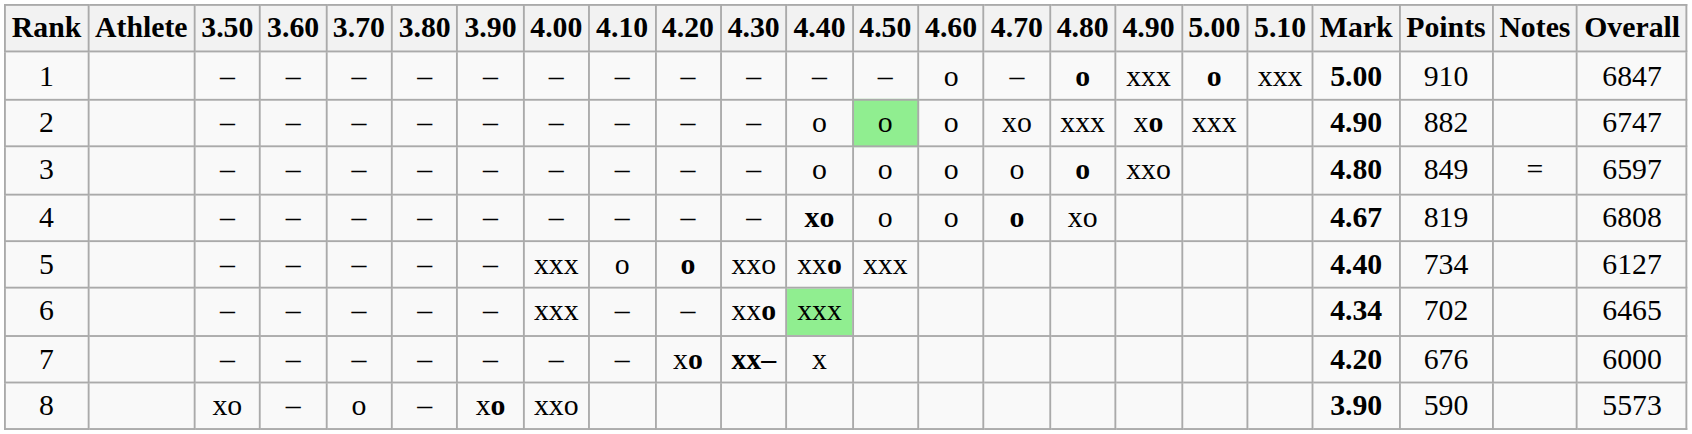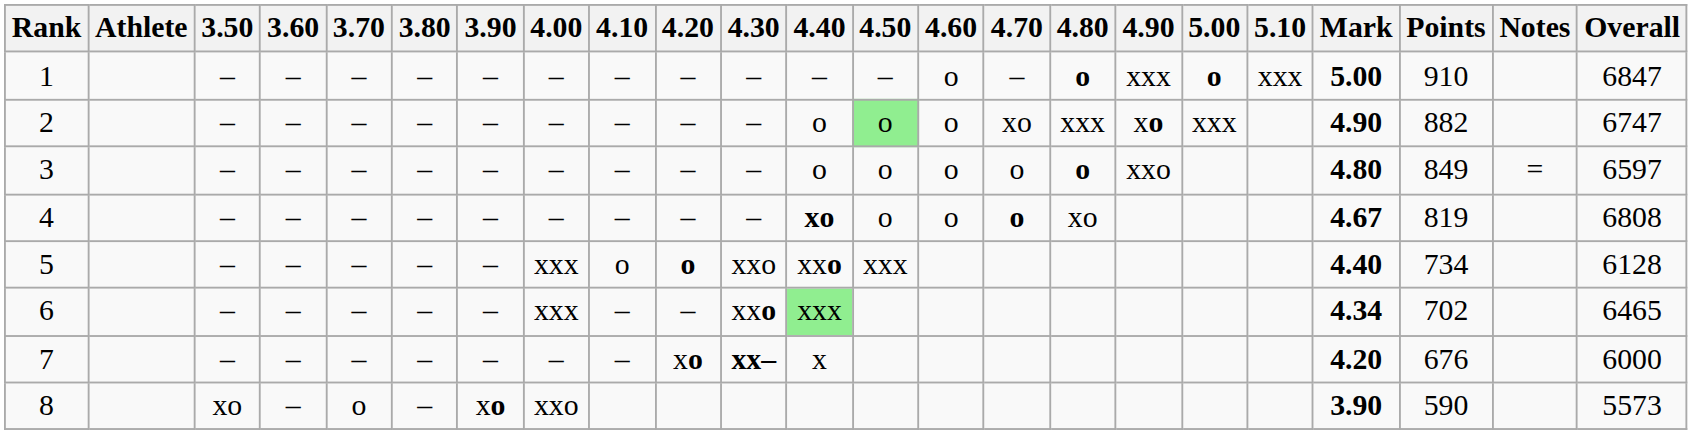(1632, 264) 6127 -> (1632, 264) 6128
